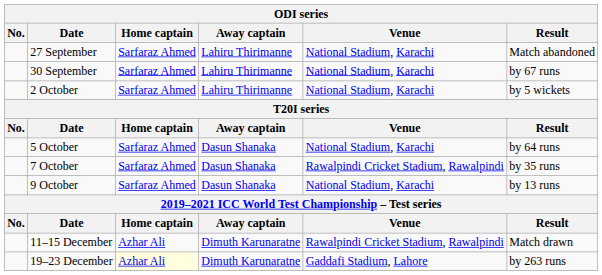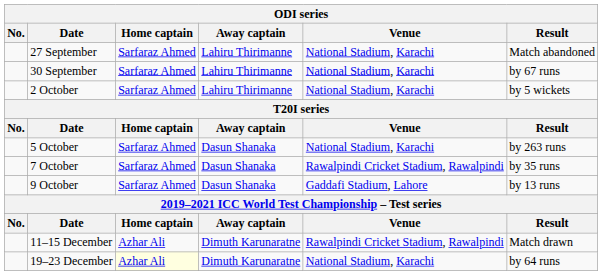(535, 147) by 64 runs -> (538, 147) by 263 runs
(370, 185) National Stadium, Karachi -> (367, 185) Gaddafi Stadium, Lahore
(367, 261) Gaddafi Stadium, Lahore -> (370, 261) National Stadium, Karachi
(538, 261) by 263 runs -> (535, 261) by 64 runs
